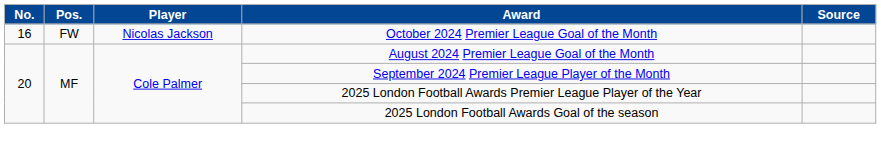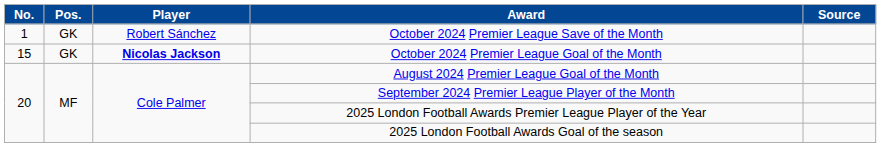+ row: (526, 34)
(24, 34) 16 -> (24, 53) 15
(69, 34) FW -> (68, 53) GK
(168, 34) normal -> (171, 53) bold
